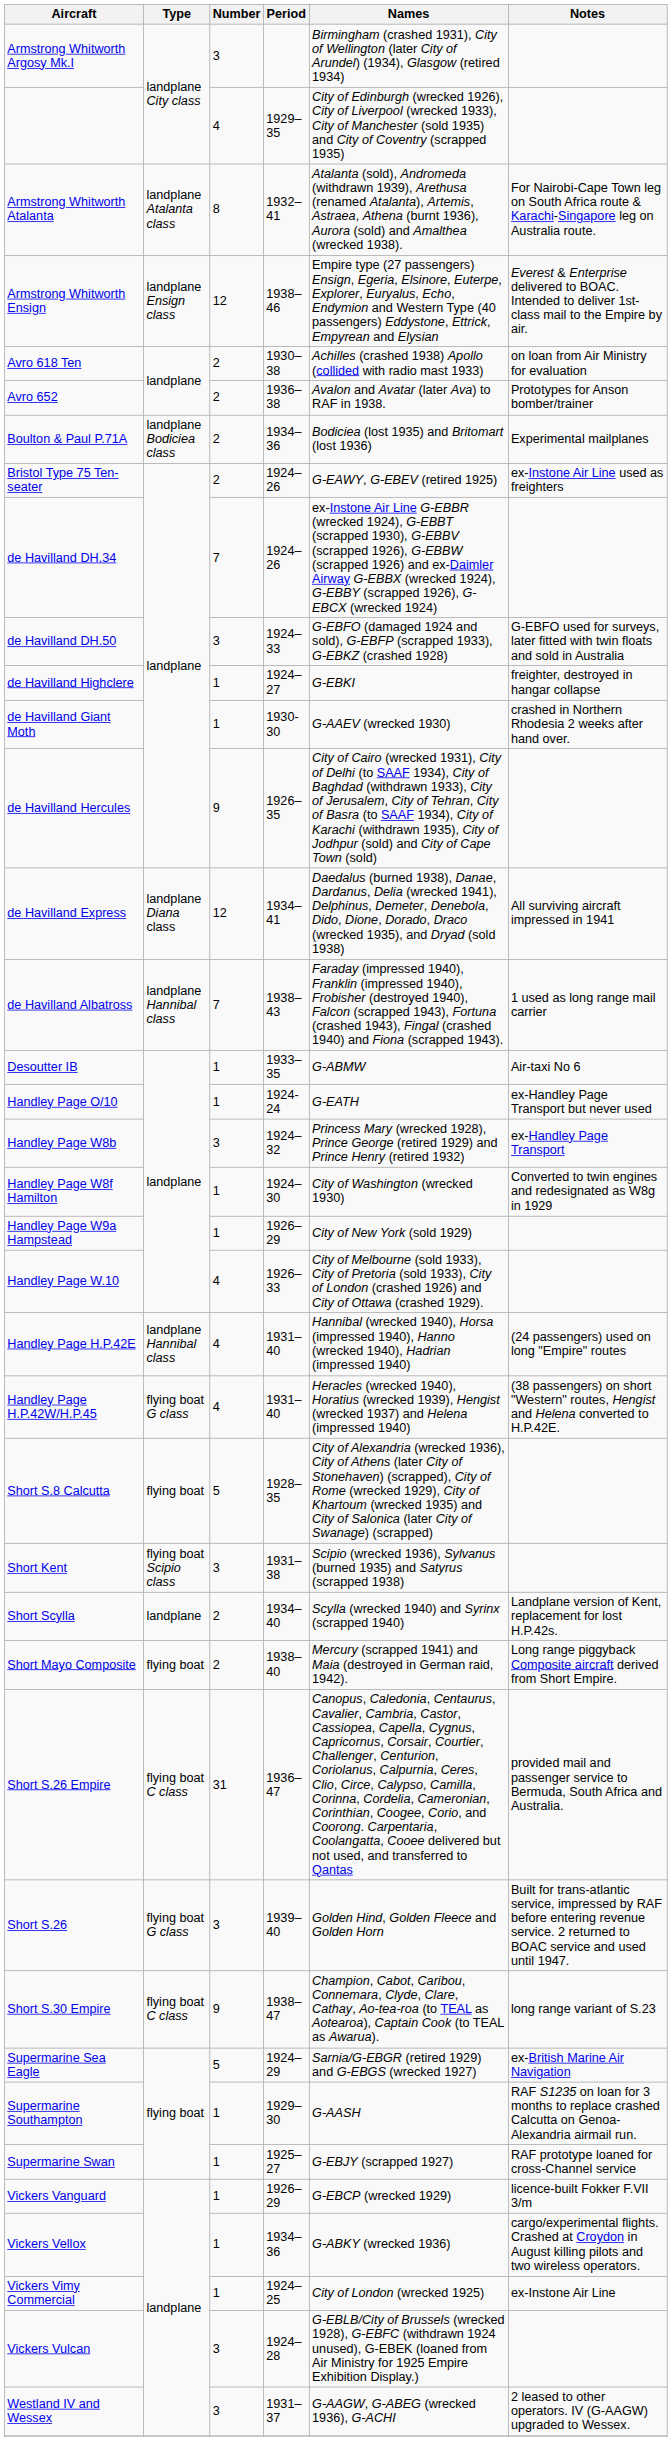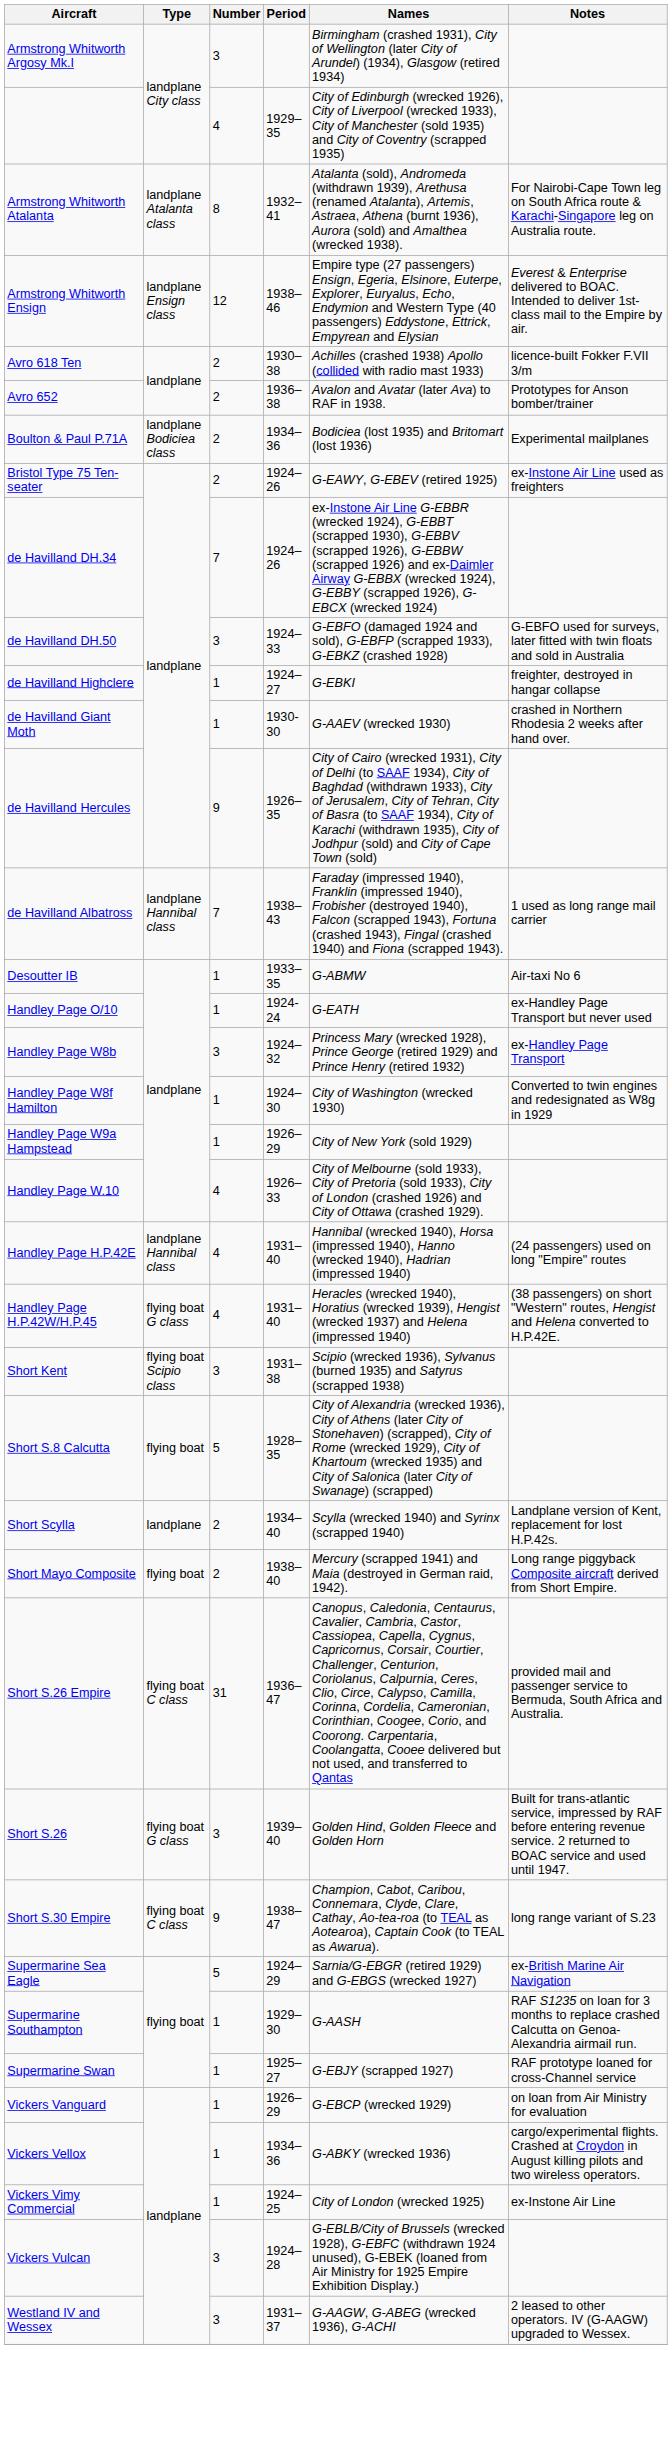(579, 363) on loan from Air Ministry for evaluation -> (580, 363) licence-built Fokker F.VII 3/m
- row: (67, 913)
rows swapped: (59, 1491) <-> (37, 1567)
(580, 2196) licence-built Fokker F.VII 3/m -> (579, 2105) on loan from Air Ministry for evaluation
